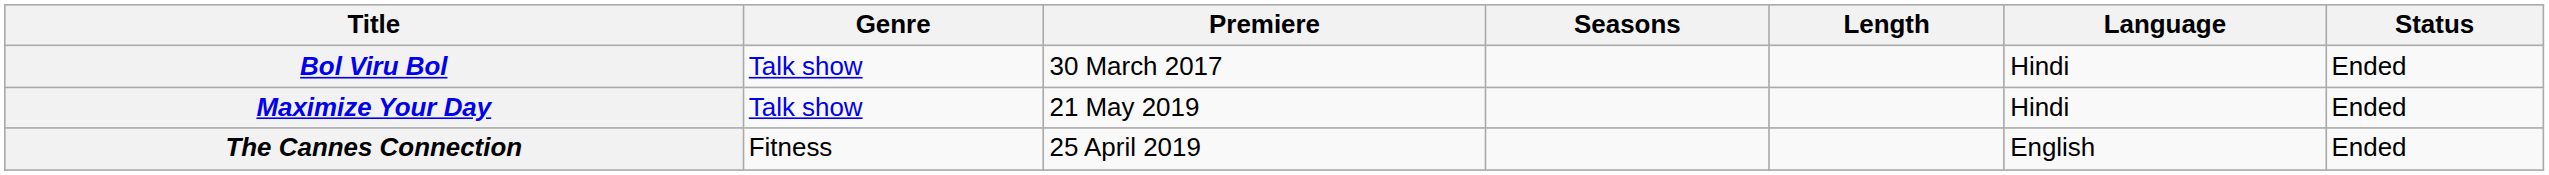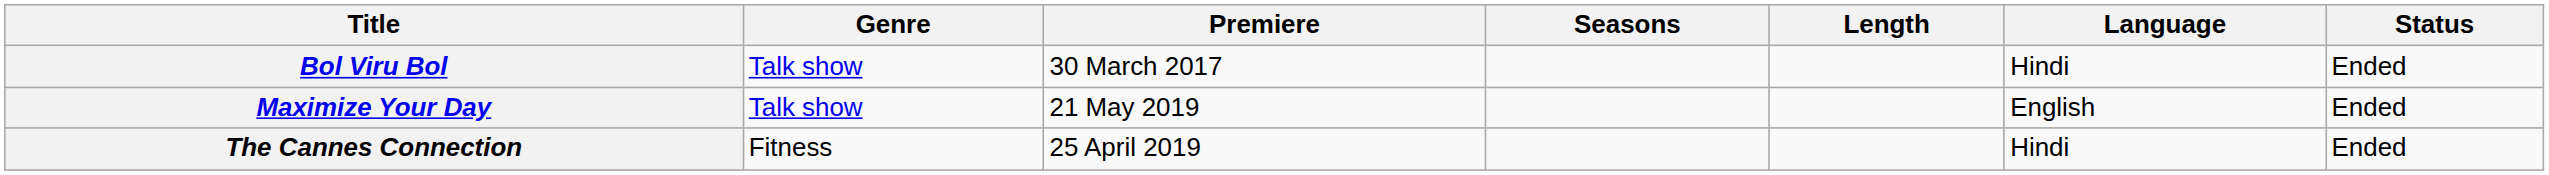(2040, 107) Hindi -> (2053, 107) English
(2053, 148) English -> (2040, 148) Hindi
